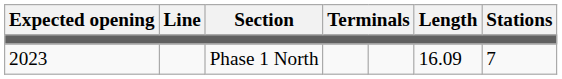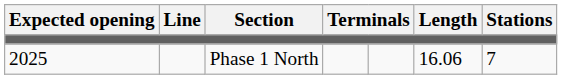(28, 59) 2023 -> (28, 59) 2025
(440, 59) 16.09 -> (440, 59) 16.06
